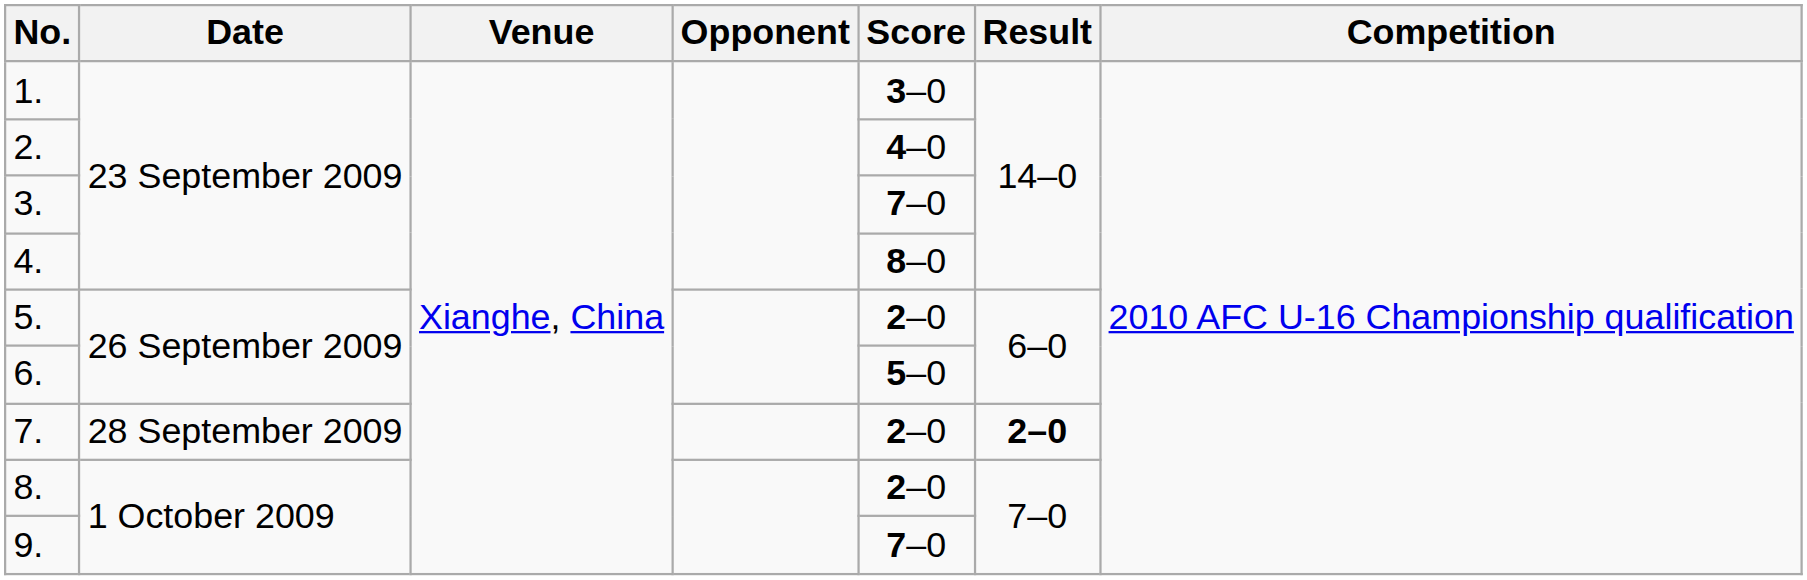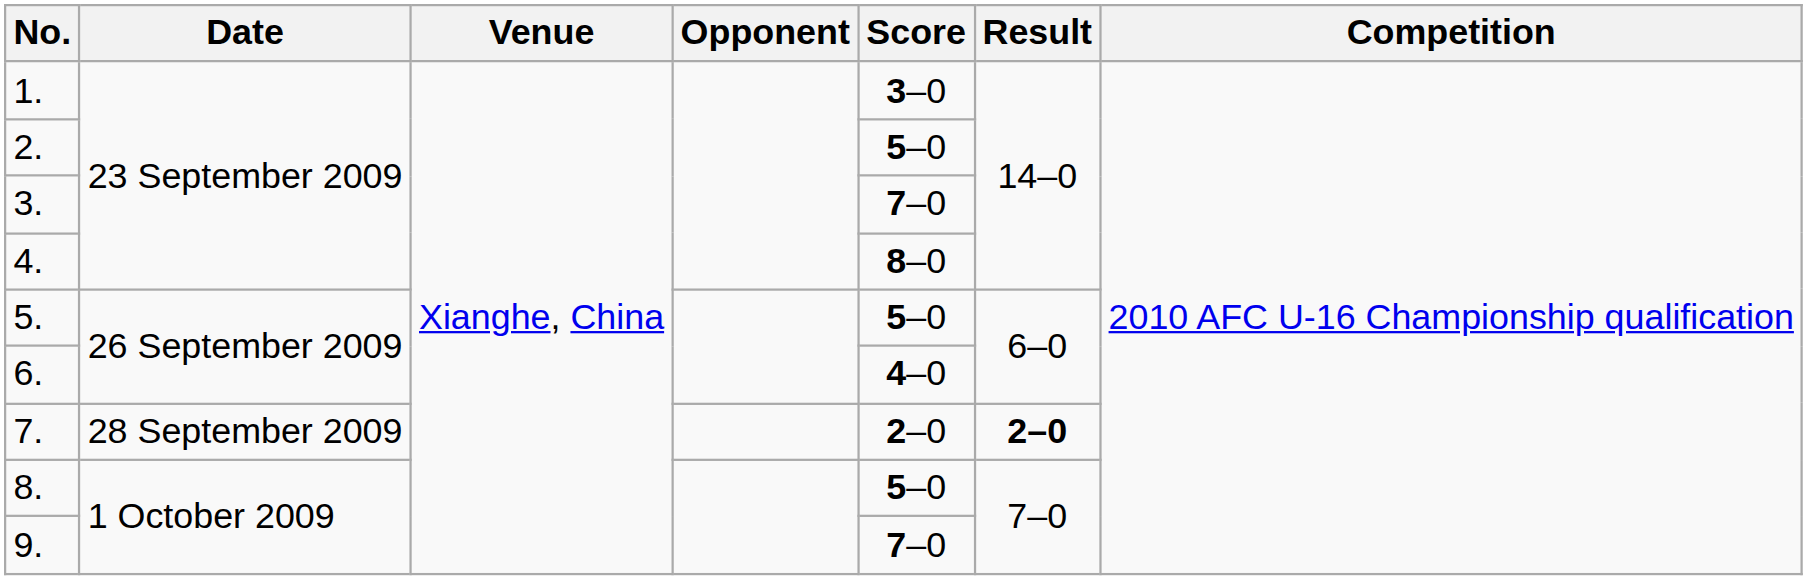(916, 146) 4–0 -> (916, 146) 5–0
(916, 317) 2–0 -> (916, 317) 5–0
(916, 373) 5–0 -> (916, 373) 4–0
(916, 487) 2–0 -> (916, 487) 5–0
